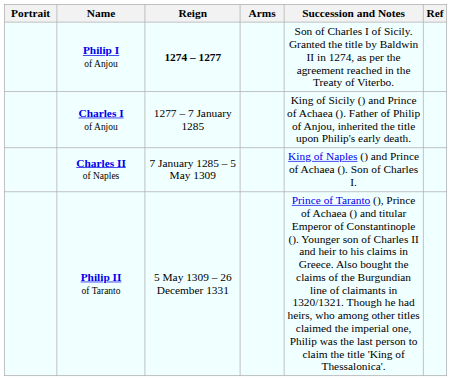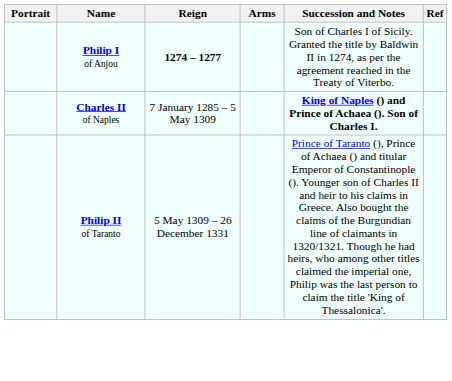- row: (101, 119)
(354, 169) normal -> (354, 113) bold
